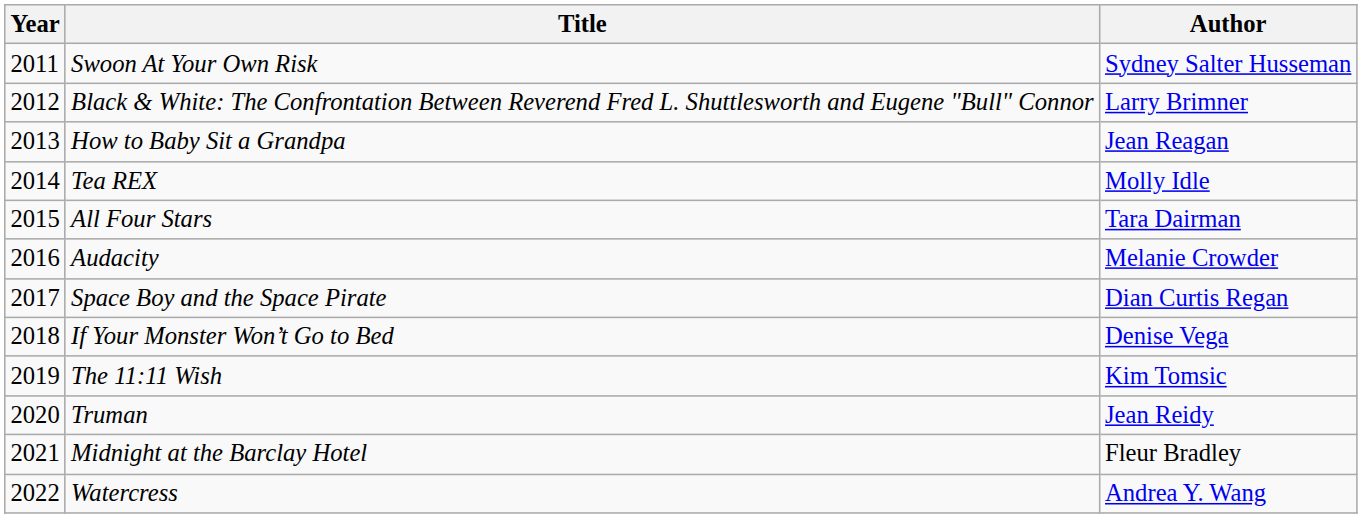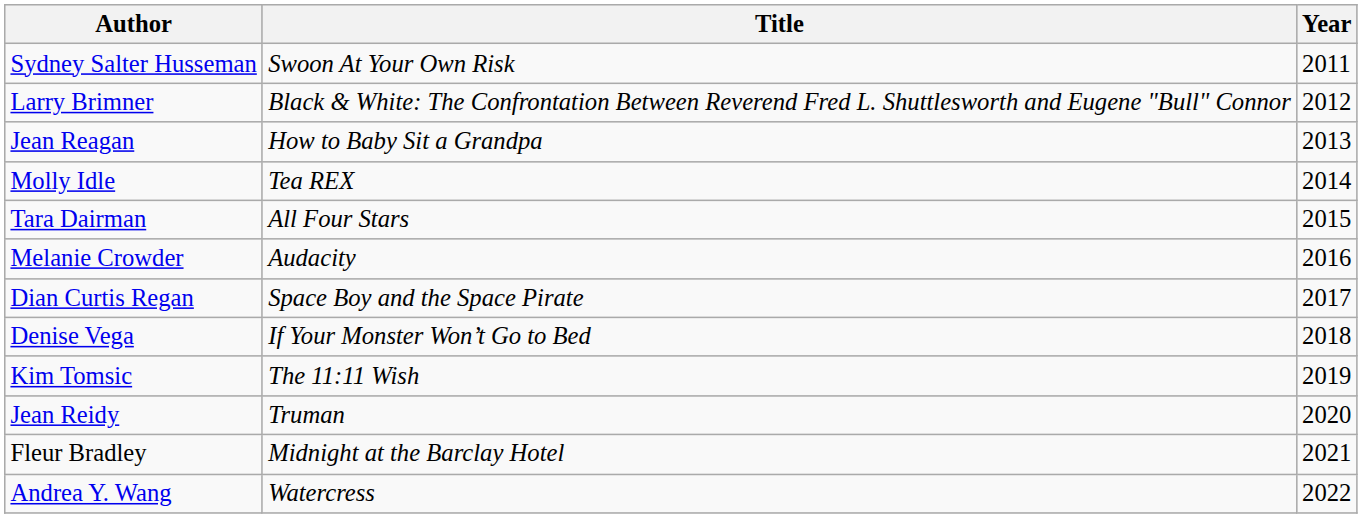columns swapped: (35, 24) <-> (1228, 24)
